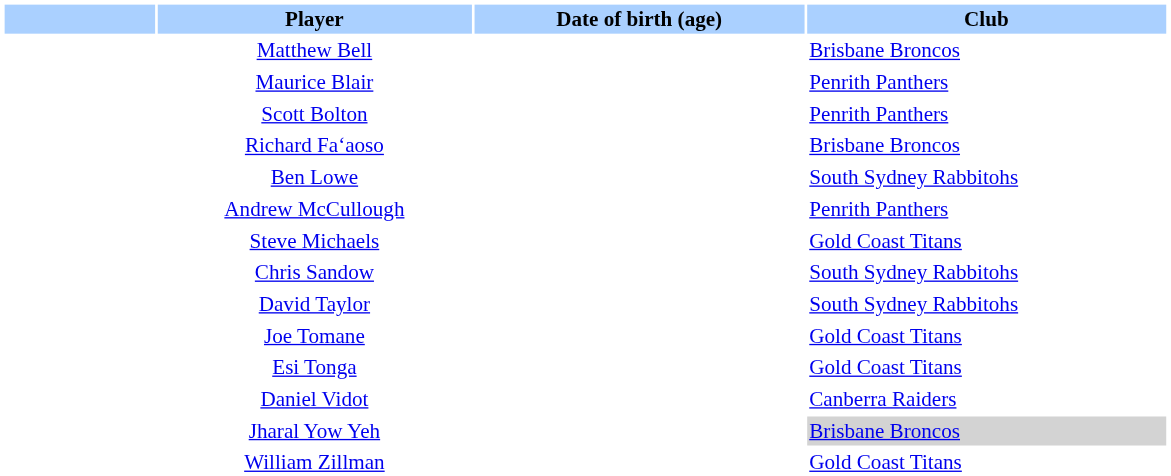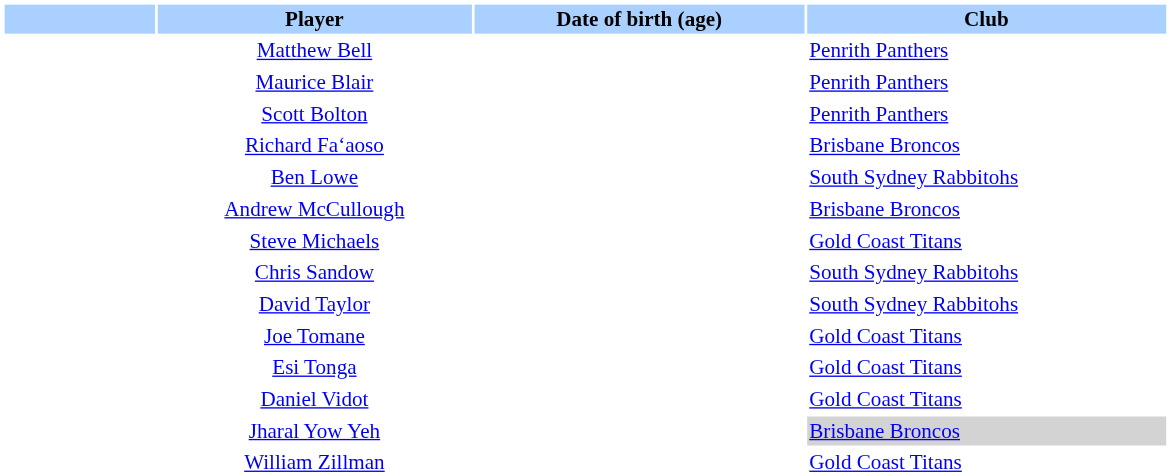(885, 50) Brisbane Broncos -> (879, 50) Penrith Panthers
(879, 209) Penrith Panthers -> (885, 209) Brisbane Broncos
(883, 399) Canberra Raiders -> (886, 399) Gold Coast Titans
